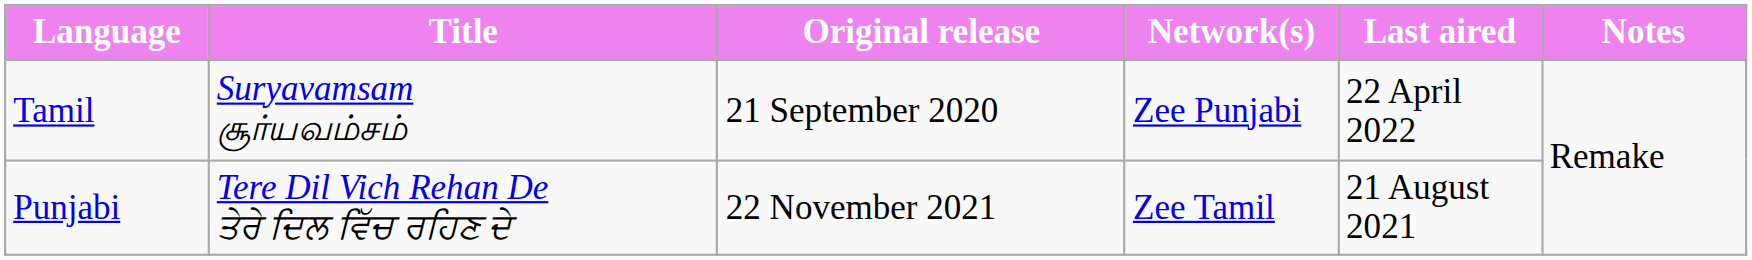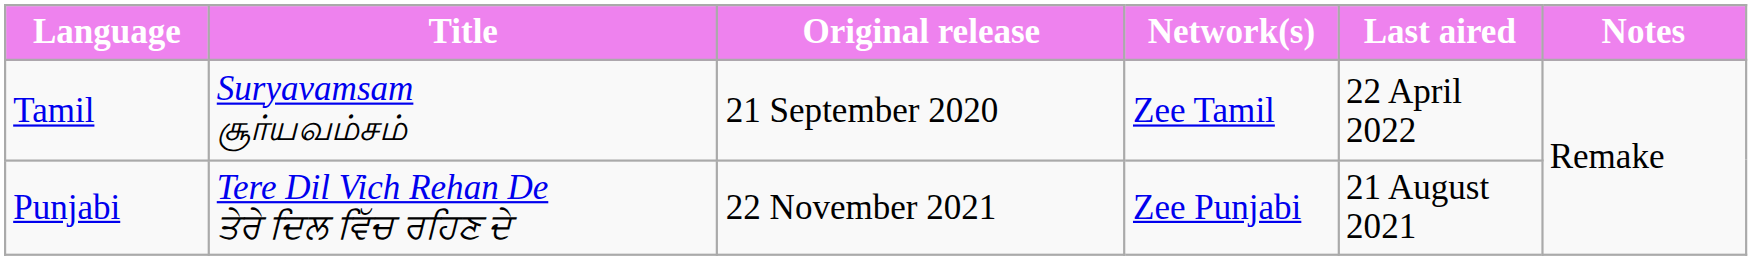(1217, 109) Zee Punjabi -> (1204, 109) Zee Tamil
(1204, 206) Zee Tamil -> (1217, 206) Zee Punjabi
